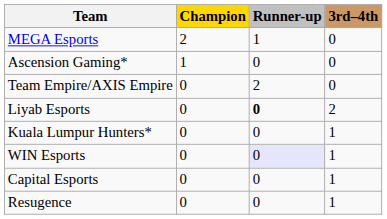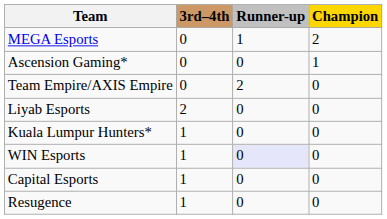columns swapped: (213, 16) <-> (353, 16)
(256, 109) bold -> (240, 109) normal
